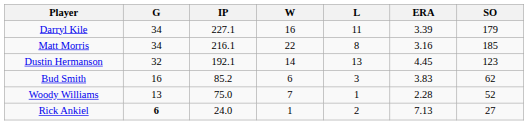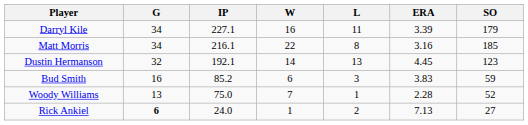(490, 78) 62 -> (490, 78) 59
